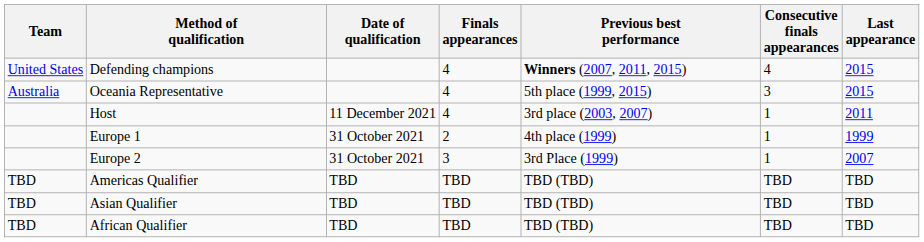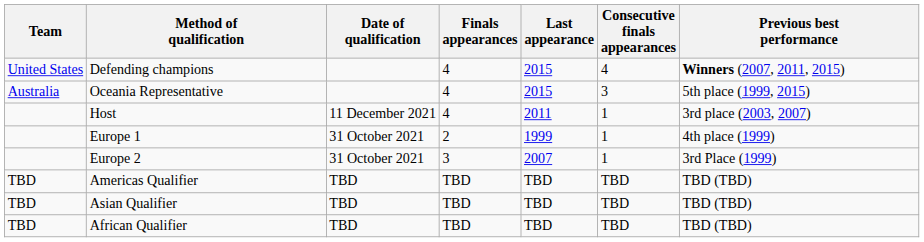columns swapped: (880, 31) <-> (641, 31)
